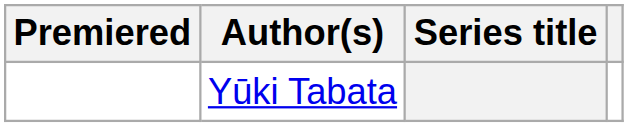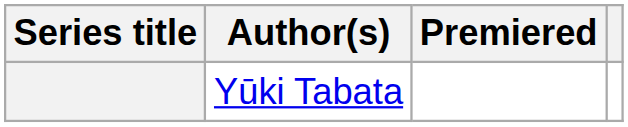columns swapped: (506, 33) <-> (102, 33)
